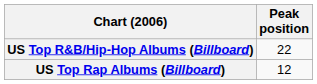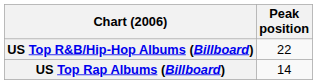(284, 69) 12 -> (284, 69) 14
